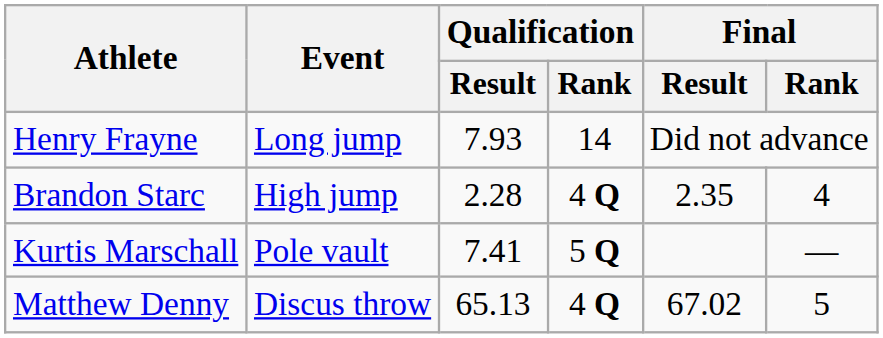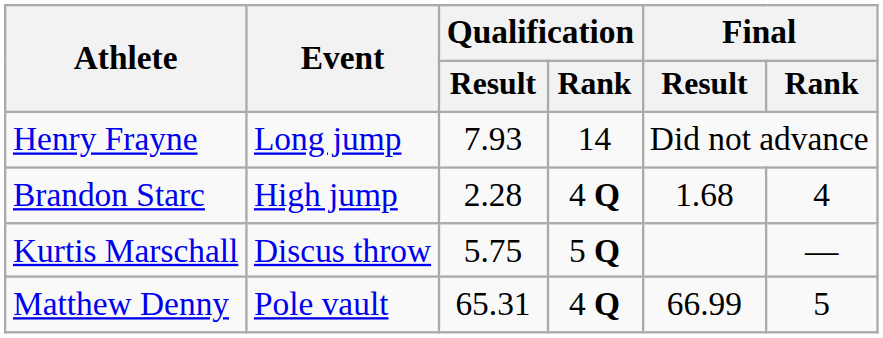(704, 194) 2.35 -> (704, 194) 1.68
(321, 249) Pole vault -> (343, 249) Discus throw
(493, 249) 7.41 -> (493, 249) 5.75
(343, 304) Discus throw -> (321, 304) Pole vault
(493, 304) 65.13 -> (493, 304) 65.31
(704, 304) 67.02 -> (704, 304) 66.99
